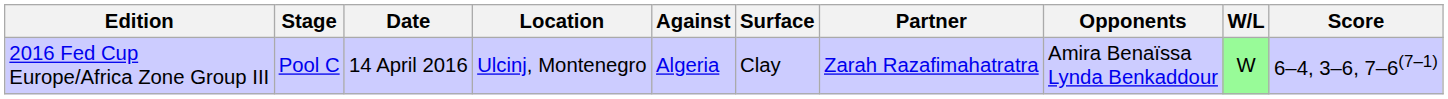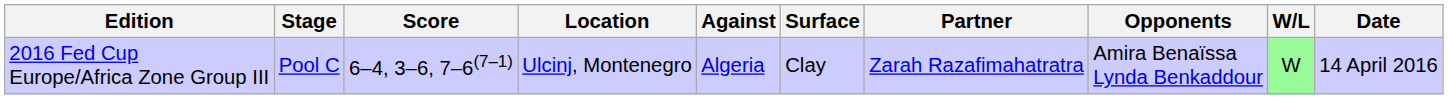columns swapped: (408, 20) <-> (1356, 20)
